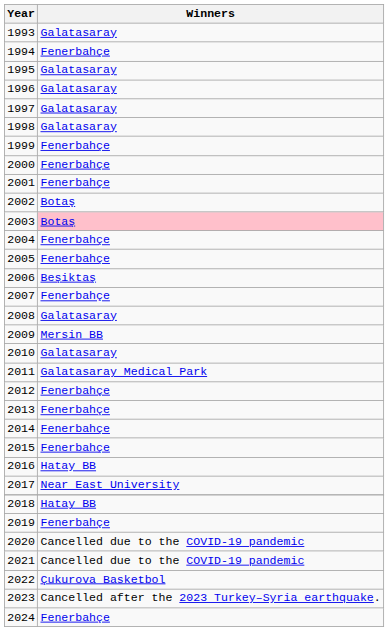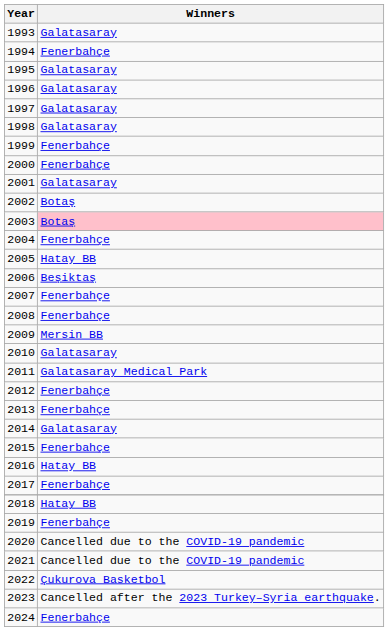(75, 184) Fenerbahçe -> (79, 184) Galatasaray
(75, 259) Fenerbahçe -> (68, 259) Hatay BB
(79, 316) Galatasaray -> (75, 316) Fenerbahçe
(75, 429) Fenerbahçe -> (79, 429) Galatasaray
(110, 485) Near East University -> (75, 485) Fenerbahçe
